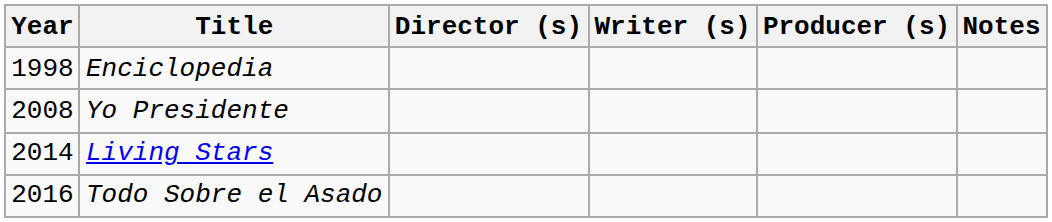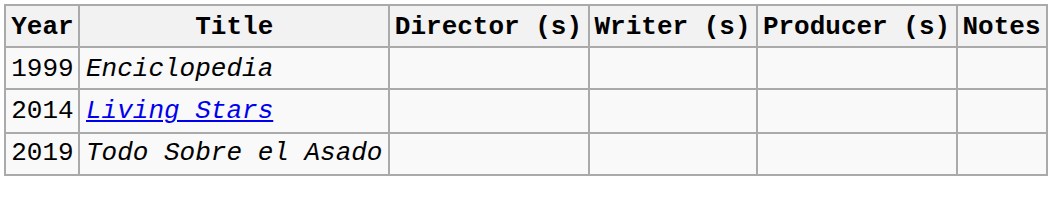(42, 69) 1998 -> (42, 69) 1999
- row: (187, 111)
(42, 196) 2016 -> (42, 153) 2019
